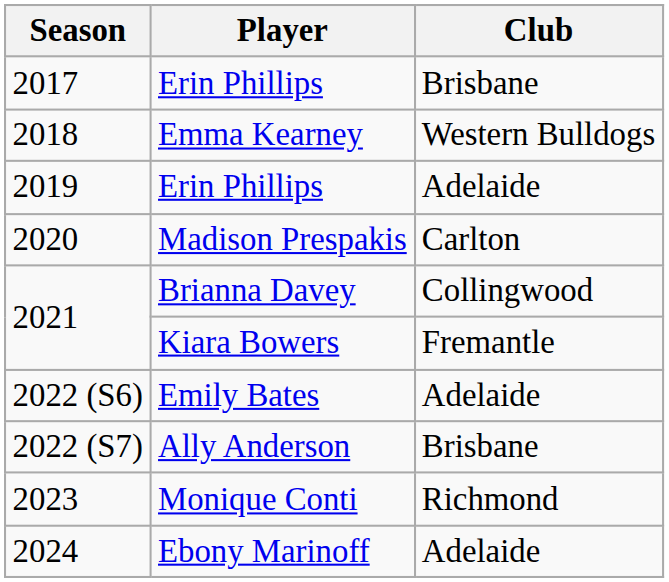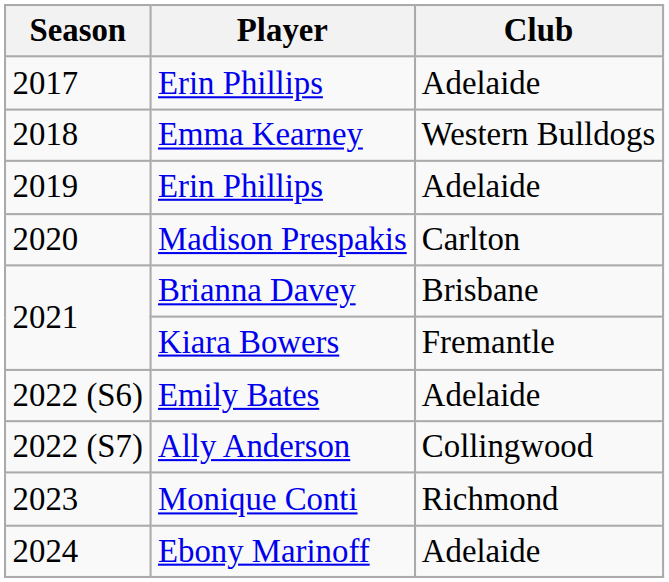(480, 82) Brisbane -> (481, 82) Adelaide
(507, 290) Collingwood -> (480, 290) Brisbane
(480, 446) Brisbane -> (507, 446) Collingwood
